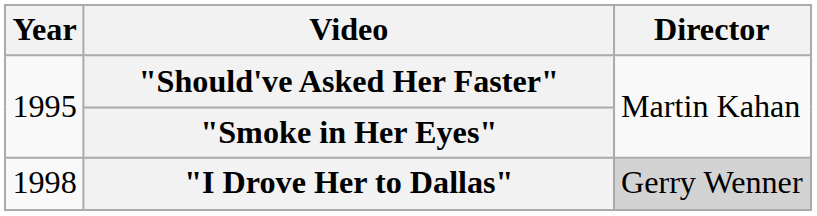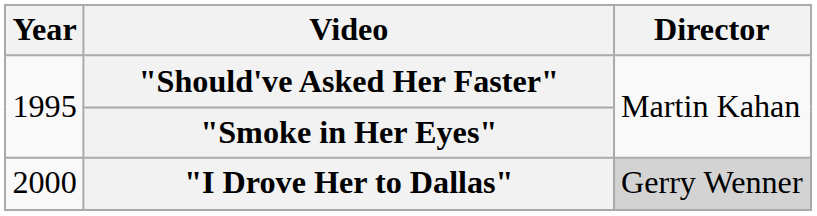(45, 183) 1998 -> (45, 183) 2000
